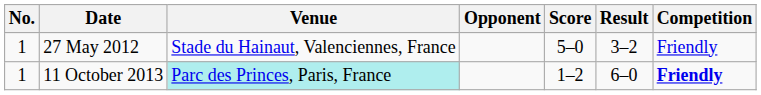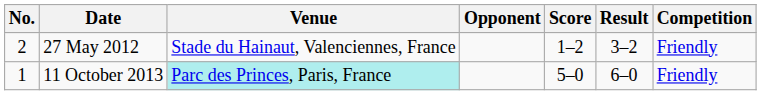(22, 47) 1 -> (22, 47) 2
(570, 47) 5–0 -> (570, 47) 1–2
(570, 75) 1–2 -> (570, 75) 5–0
(690, 75) bold -> (687, 75) normal
